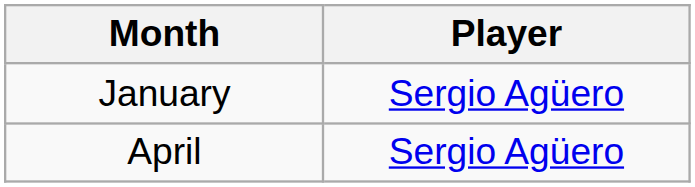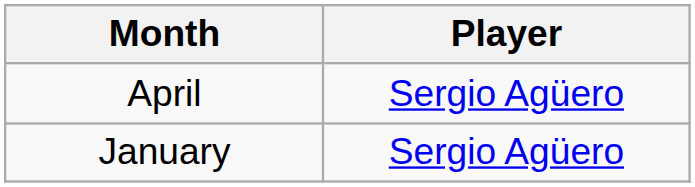rows swapped: (164, 92) <-> (164, 151)
